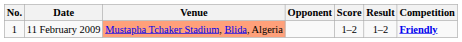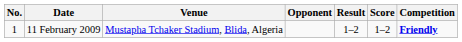columns swapped: (349, 12) <-> (380, 12)
(194, 29) lightsalmon background -> (194, 29) no background
